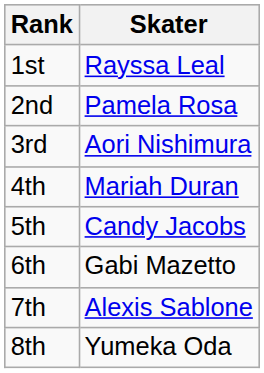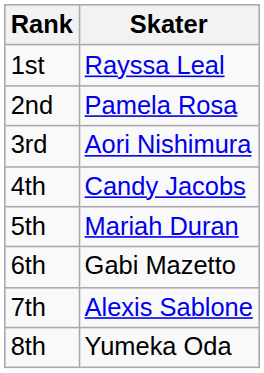(162, 186) Mariah Duran -> (165, 186) Candy Jacobs
(165, 226) Candy Jacobs -> (162, 226) Mariah Duran
